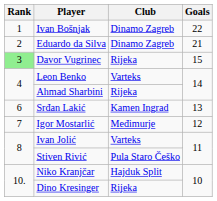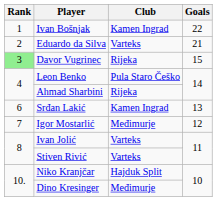(142, 28) Dinamo Zagreb -> (140, 28) Kamen Ingrad
(142, 44) Dinamo Zagreb -> (126, 44) Varteks
(126, 76) Varteks -> (145, 76) Pula Staro Češko
(145, 156) Pula Staro Češko -> (126, 156) Varteks
(124, 188) Rijeka -> (133, 188) Međimurje
